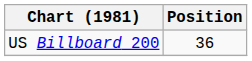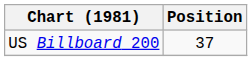(205, 43) 36 -> (205, 43) 37
